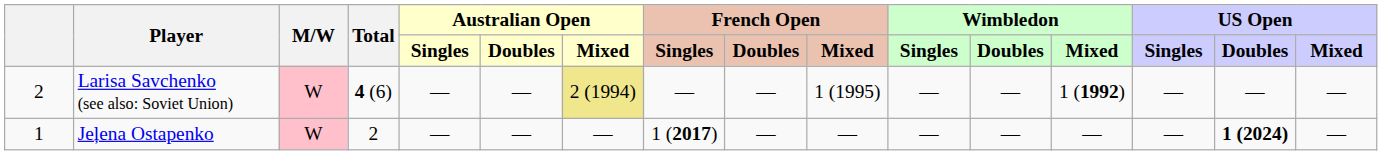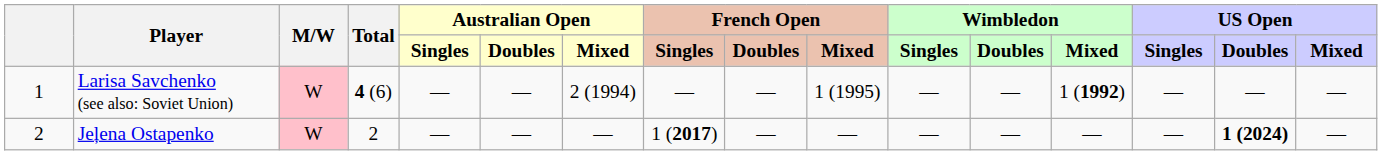(39, 92) 2 -> (39, 92) 1
(603, 92) khaki background -> (603, 92) no background
(39, 133) 1 -> (39, 133) 2
